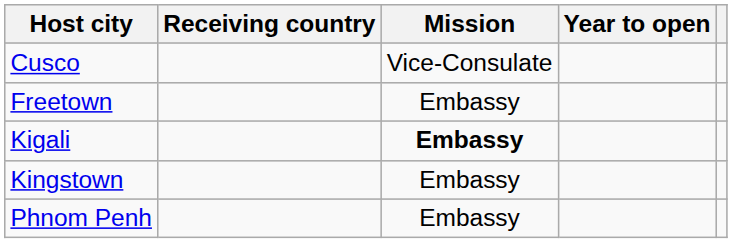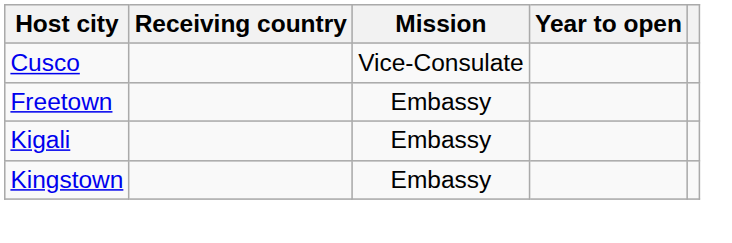(470, 140) bold -> (441, 140) normal
- row: (81, 218)
